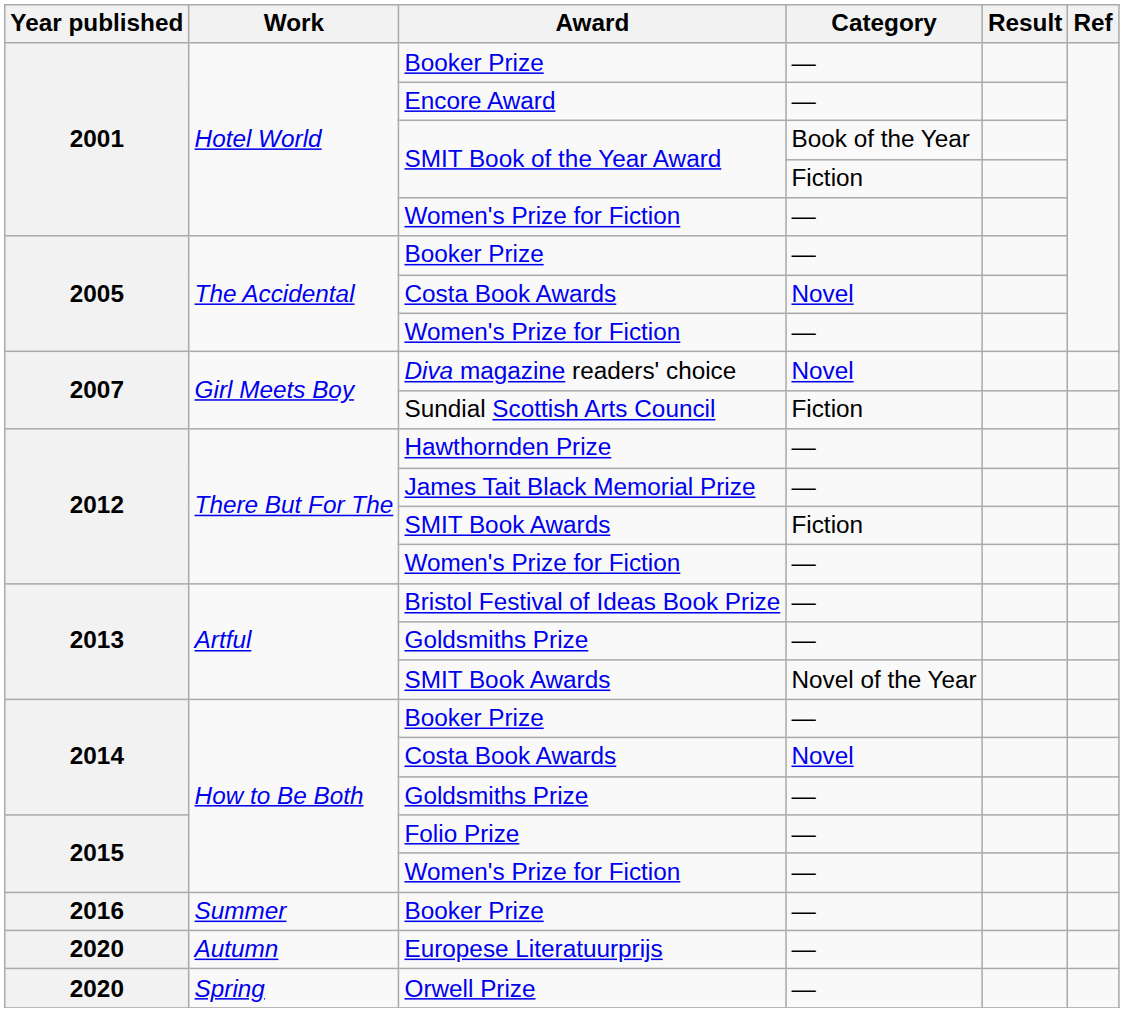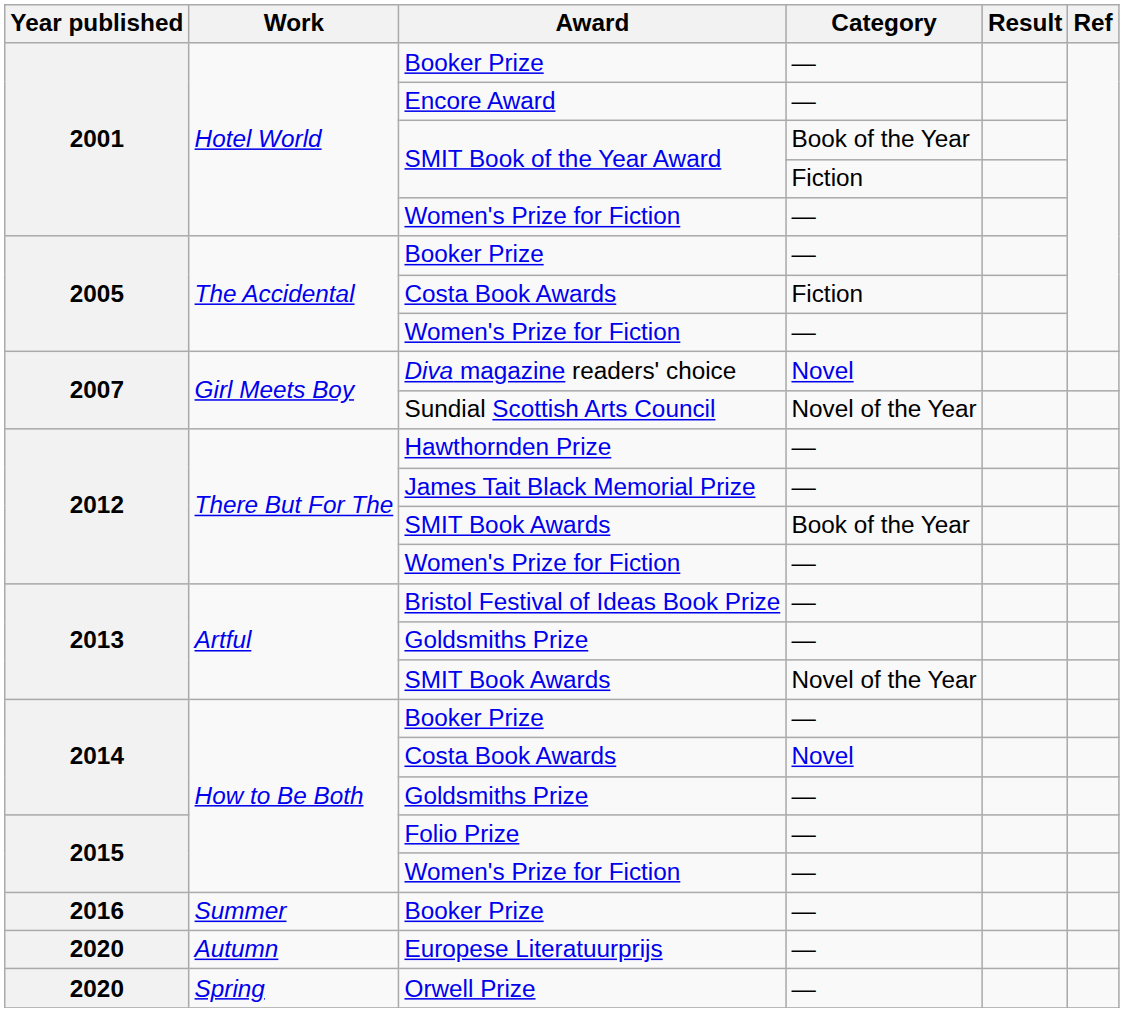(823, 293) Novel -> (827, 293) Fiction
(827, 409) Fiction -> (884, 409) Novel of the Year
(827, 525) Fiction -> (881, 525) Book of the Year
